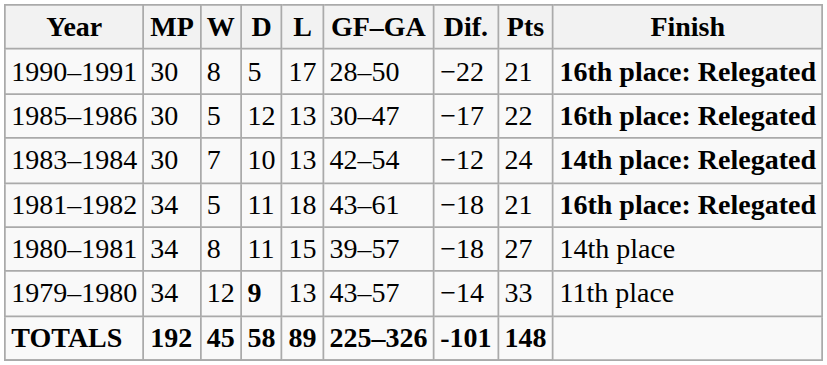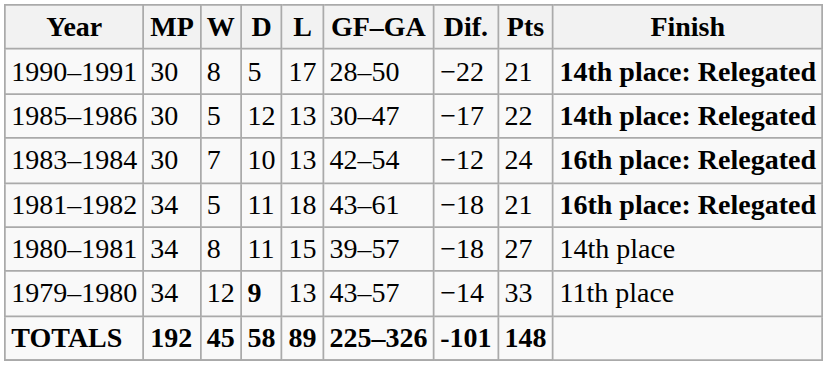(688, 71) 16th place: Relegated -> (688, 71) 14th place: Relegated
(688, 115) 16th place: Relegated -> (688, 115) 14th place: Relegated
(688, 159) 14th place: Relegated -> (688, 159) 16th place: Relegated
